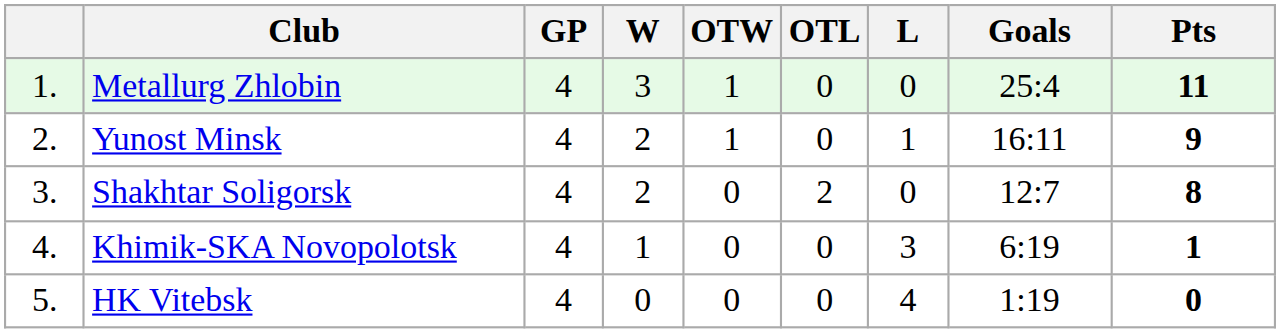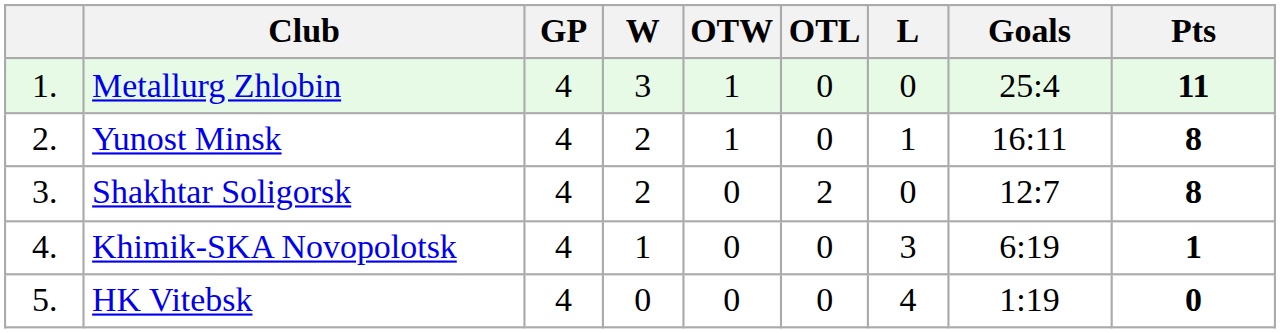(1194, 138) 9 -> (1194, 138) 8
